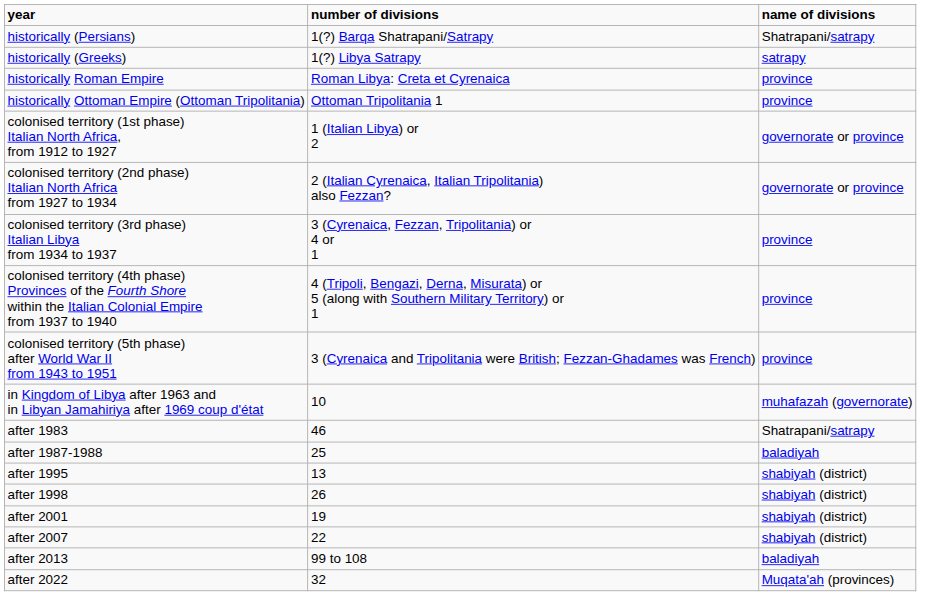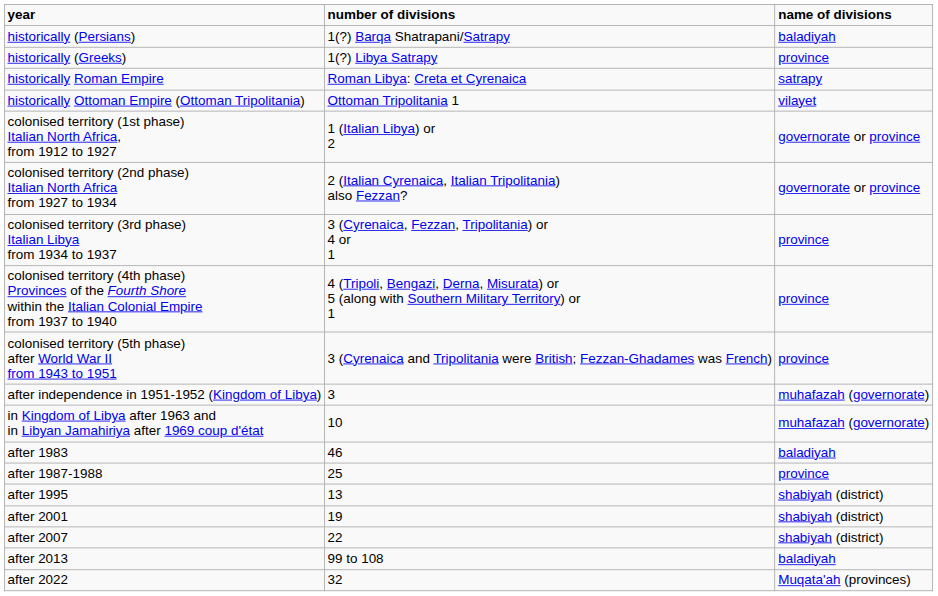(818, 36) Shatrapani/satrapy -> (807, 36) baladiyah
(784, 57) satrapy -> (804, 57) province
(787, 79) province -> (800, 79) satrapy
(787, 100) province -> (797, 100) vilayet
+ row: (164, 394)
(818, 431) Shatrapani/satrapy -> (807, 452) baladiyah
(790, 452) baladiyah -> (804, 473) province
- row: (38, 495)
